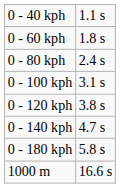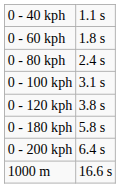- row: (40, 127)
+ row: (40, 149)
